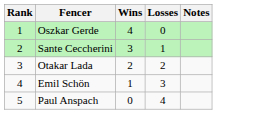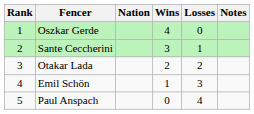+ column: (134, 13)
